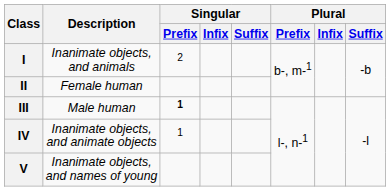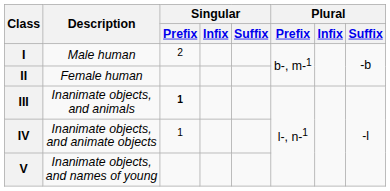(102, 60) Inanimate objects, and animals -> (102, 55) Male human
(102, 107) Male human -> (102, 102) Inanimate objects, and animals
